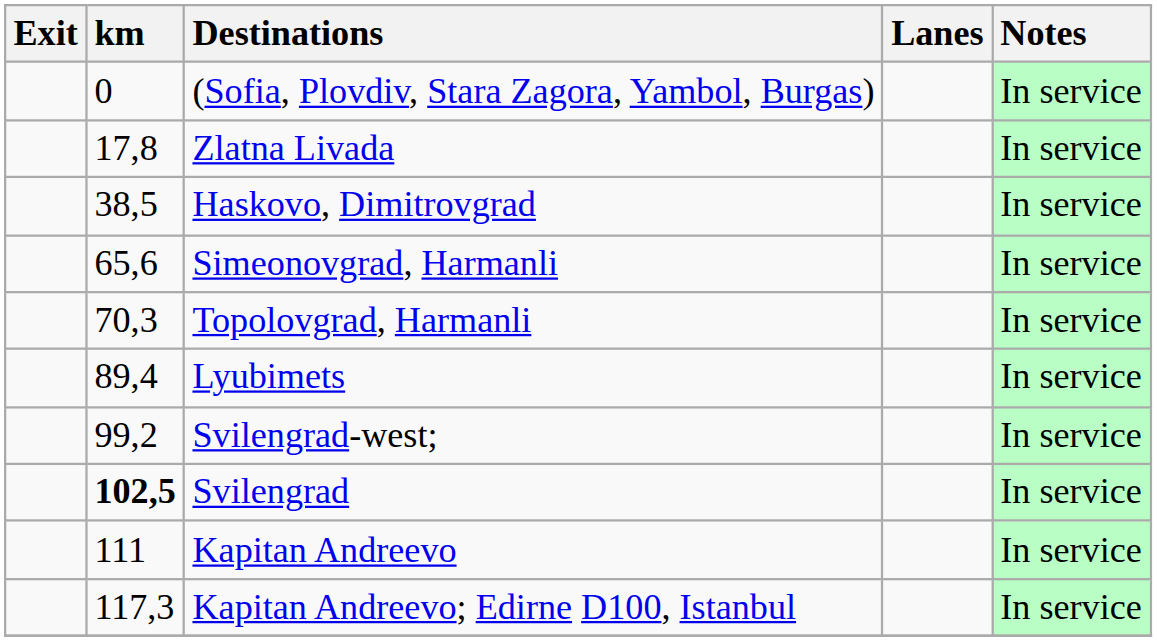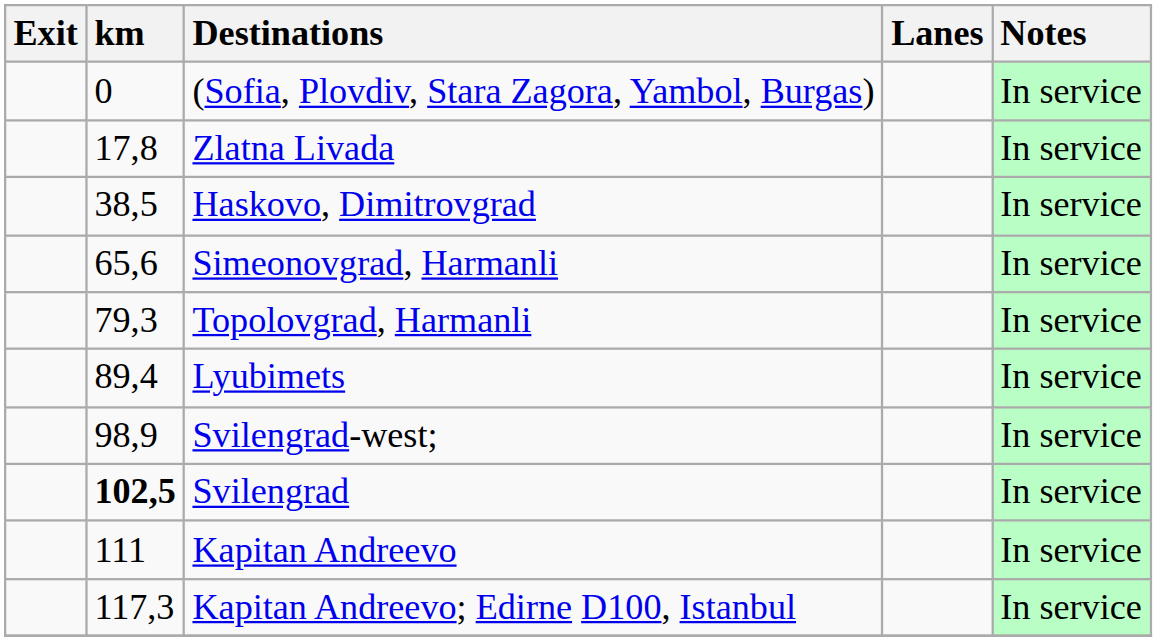(126, 319) 70,3 -> (126, 319) 79,3
(126, 434) 99,2 -> (126, 434) 98,9
